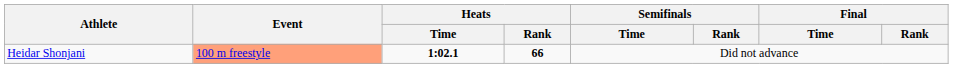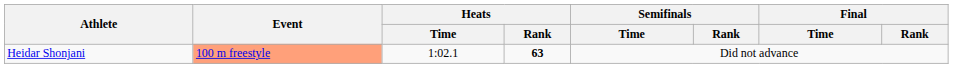(443, 54) bold -> (443, 54) normal
(537, 54) 66 -> (537, 54) 63
